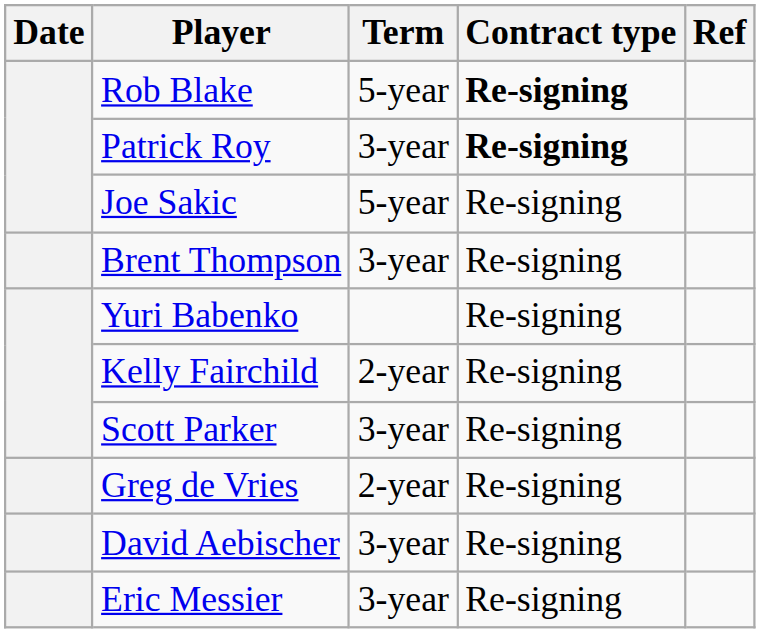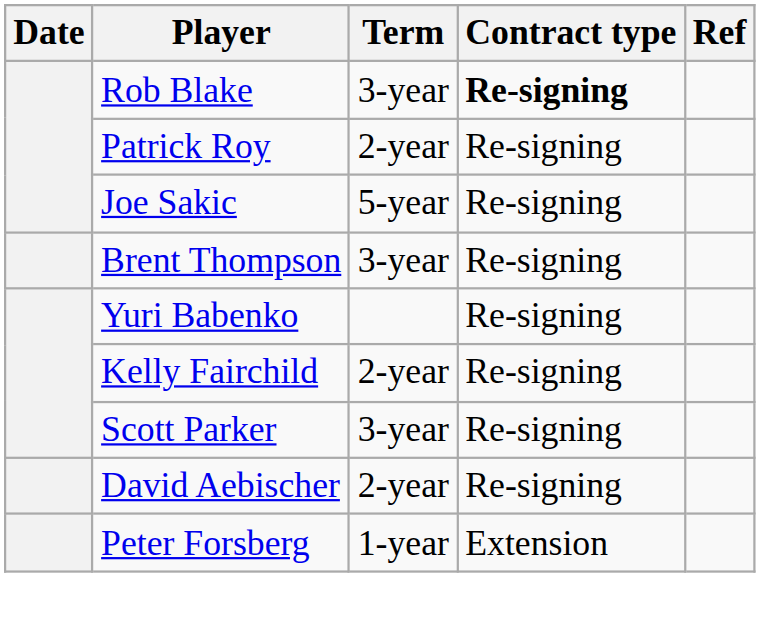(403, 89) 5-year -> (403, 89) 3-year
(403, 145) 3-year -> (403, 145) 2-year
(547, 145) bold -> (544, 145) normal
- row: (200, 485)
(403, 542) 3-year -> (403, 485) 2-year
- row: (192, 598)
+ row: (205, 542)
